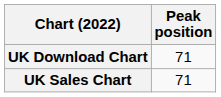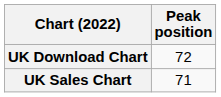(183, 56) 71 -> (183, 56) 72
